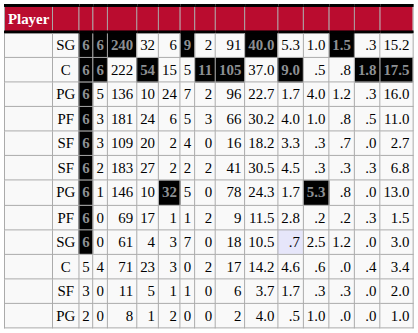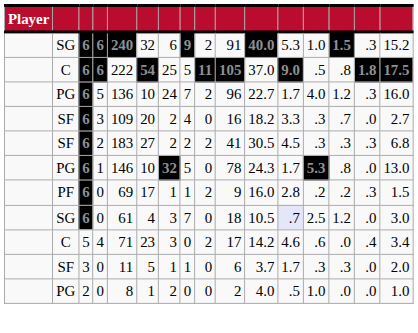(169, 70) 15 -> (169, 70) 25
- row: (66, 119)
(262, 217) 11.5 -> (261, 192) 16.0
